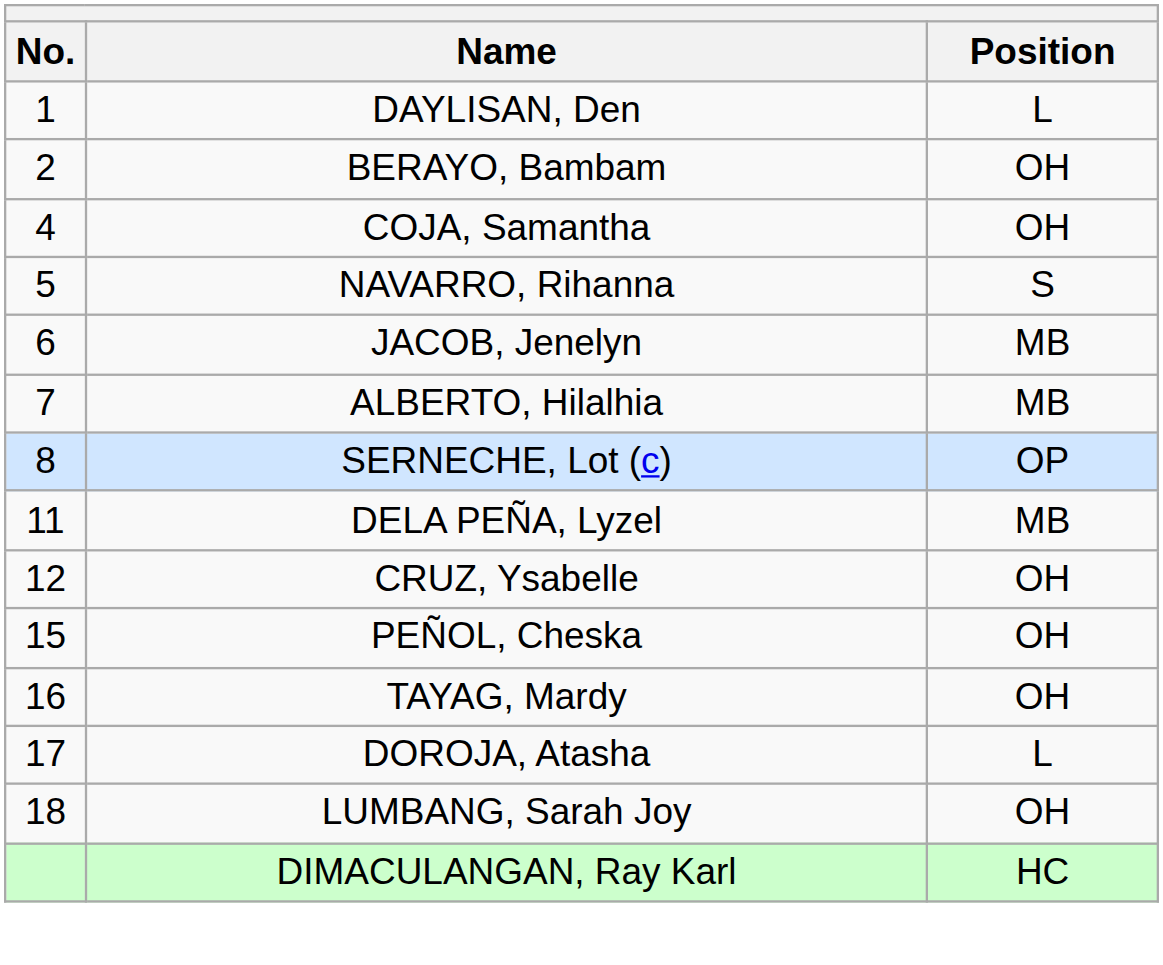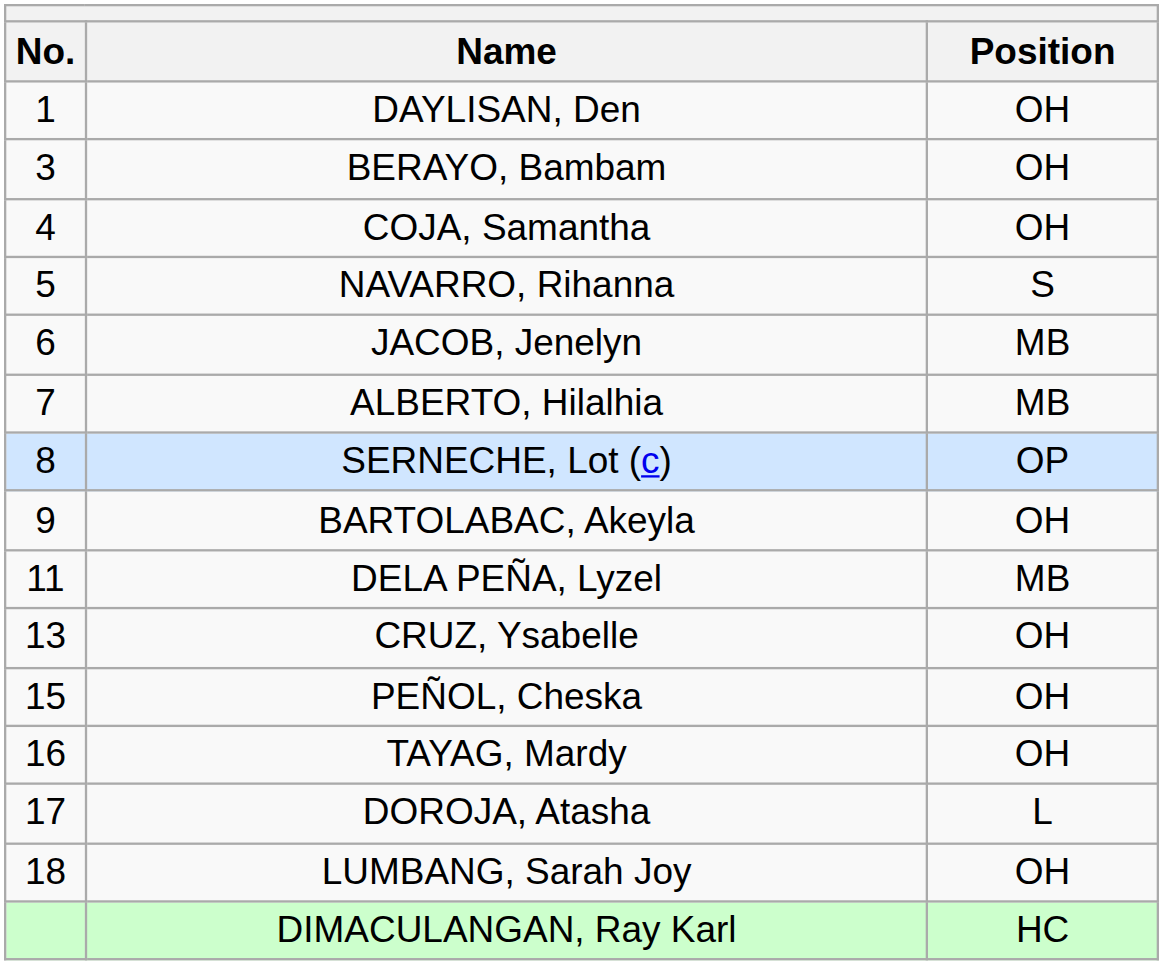(1043, 109) L -> (1043, 109) OH
(45, 168) 2 -> (45, 168) 3
+ row: (507, 519)
(45, 578) 12 -> (45, 637) 13
